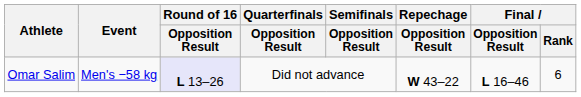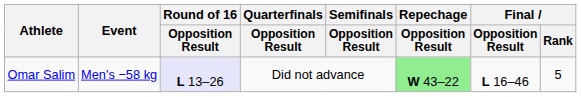(433, 82) no background -> (433, 82) lightgreen background
(558, 75) 6 -> (558, 75) 5
